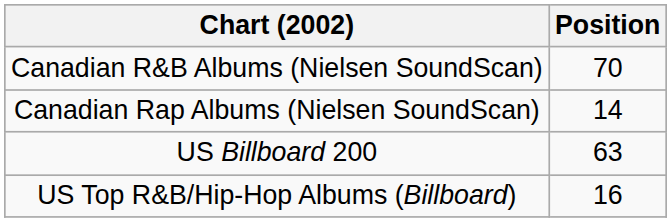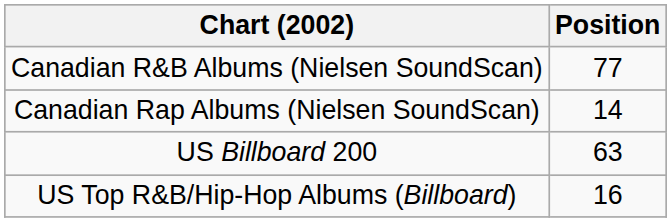(608, 68) 70 -> (608, 68) 77
